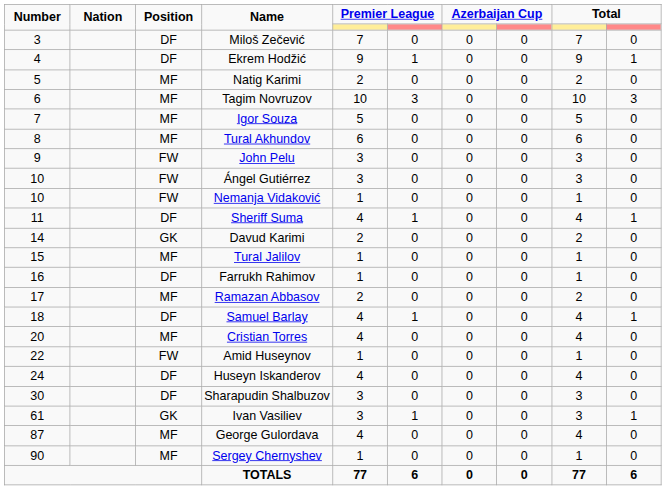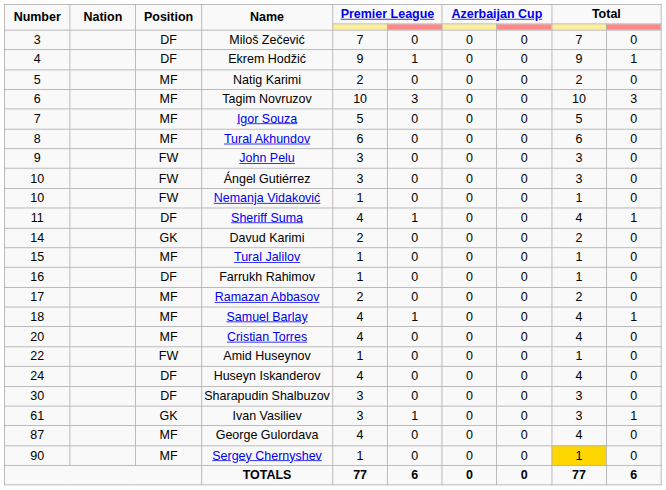(169, 317) DF -> (169, 317) MF
(579, 455) no background -> (579, 455) gold background
